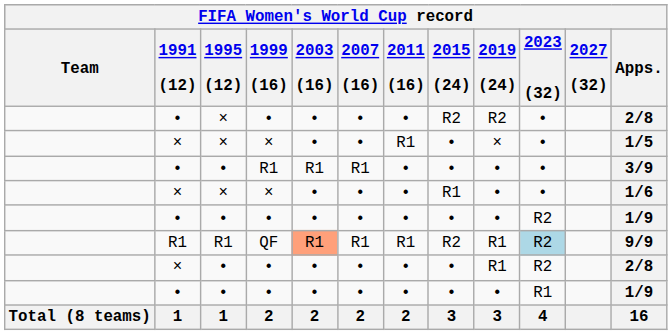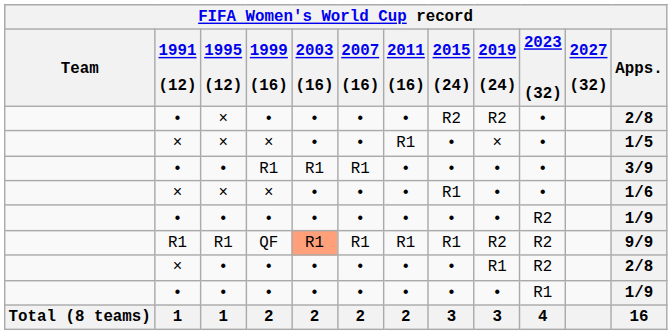(452, 243) R2 -> (452, 243) R1
(497, 243) R1 -> (497, 243) R2
(543, 243) lightblue background -> (543, 243) no background
